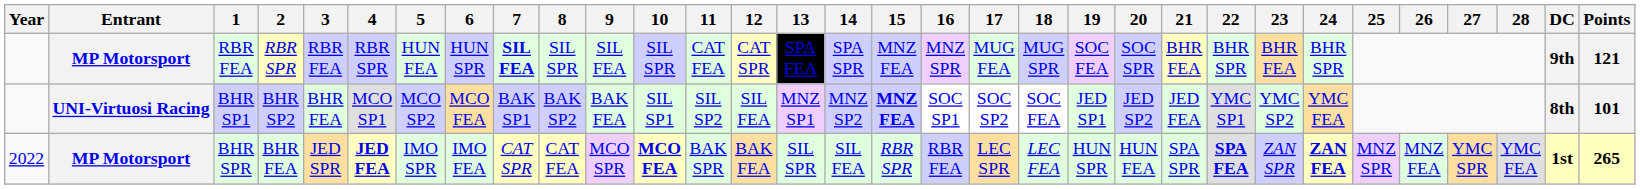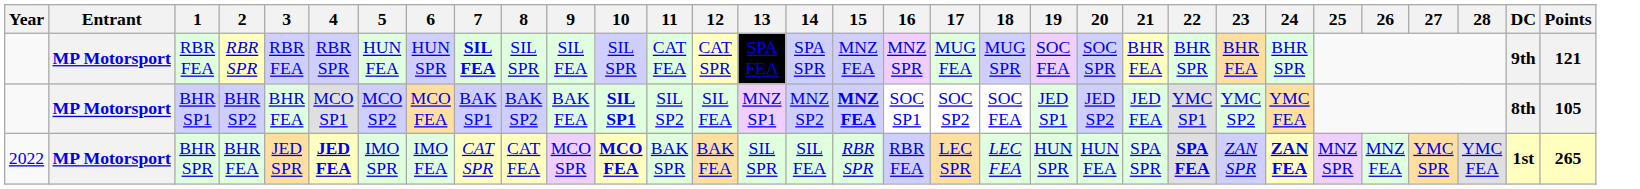(131, 108) UNI-Virtuosi Racing -> (112, 108) MP Motorsport
(660, 108) normal -> (621, 108) bold
(1607, 108) 101 -> (1568, 108) 105
